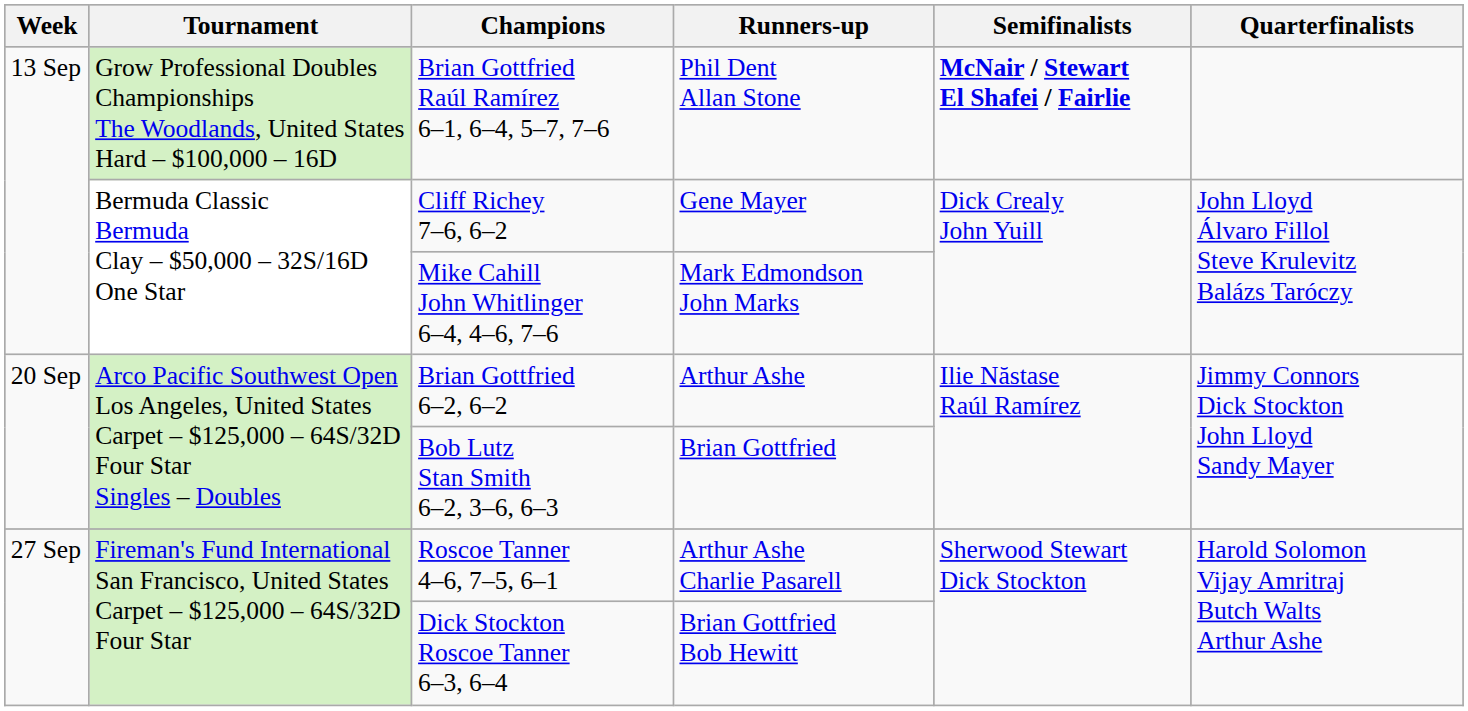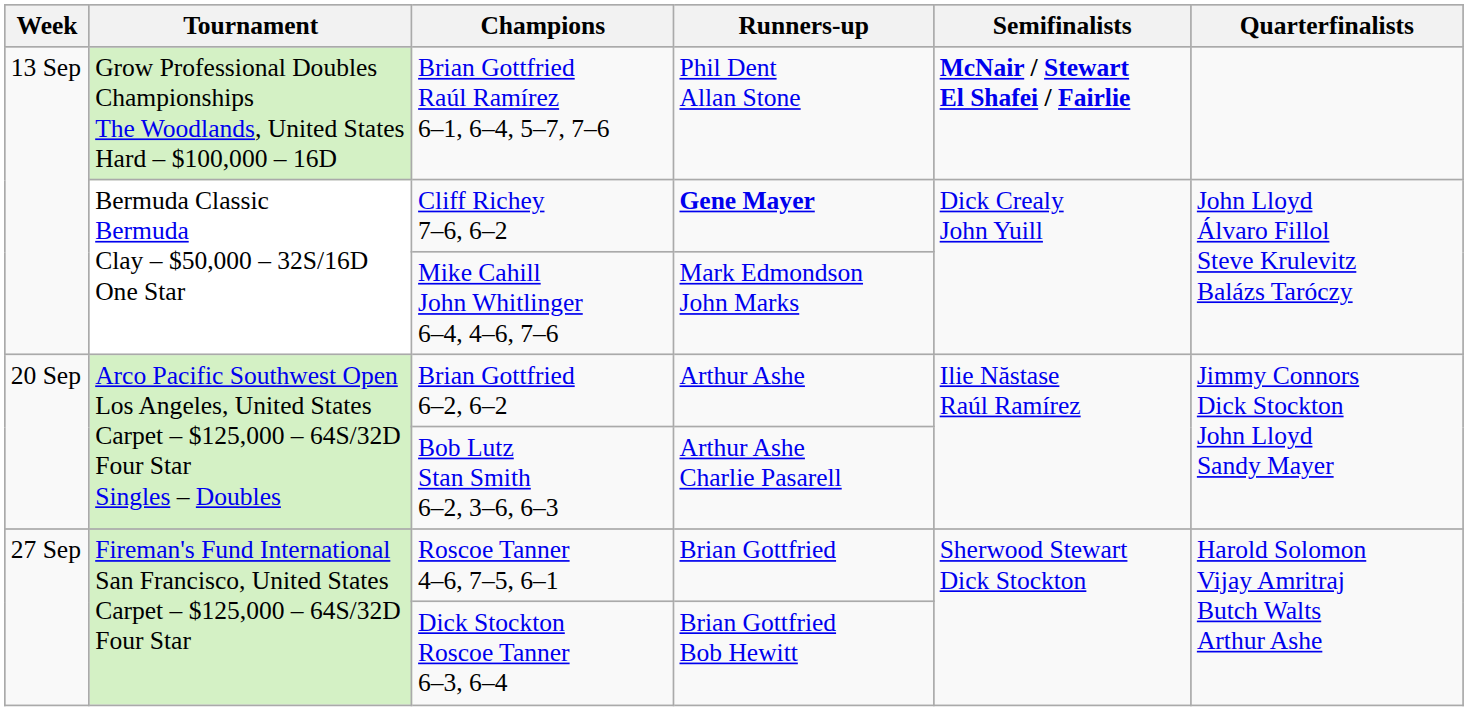(743, 200) normal -> (747, 200) bold
(758, 447) Brian Gottfried -> (761, 463) Arthur Ashe Charlie Pasarell
(761, 565) Arthur Ashe Charlie Pasarell -> (758, 550) Brian Gottfried
